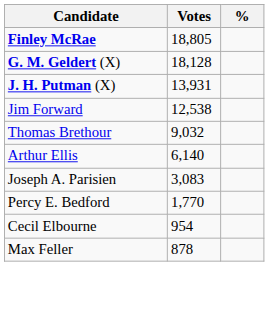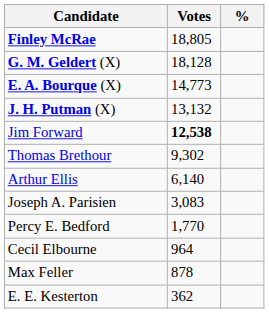+ row: (64, 86)
(191, 86) 13,931 -> (191, 109) 13,132
(191, 109) normal -> (191, 132) bold
(188, 132) 9,032 -> (188, 156) 9,302
(182, 226) 954 -> (182, 249) 964
+ row: (53, 296)
